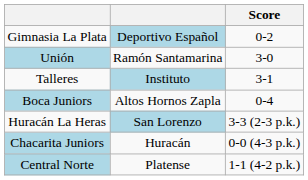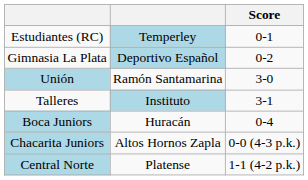+ row: (57, 36)
(168, 100) Altos Hornos Zapla -> (168, 121) Huracán
- row: (57, 121)
(168, 143) Huracán -> (168, 143) Altos Hornos Zapla
